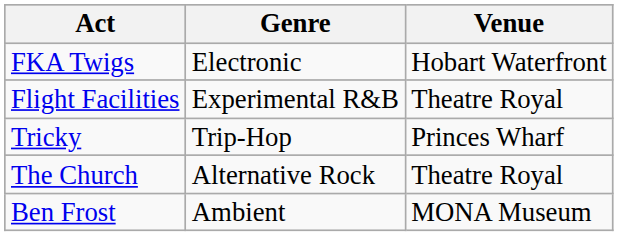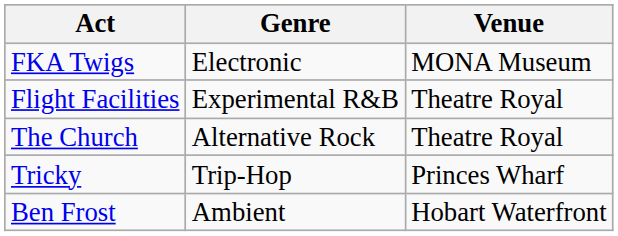(509, 61) Hobart Waterfront -> (501, 61) MONA Museum
rows swapped: (46, 137) <-> (74, 174)
(501, 212) MONA Museum -> (509, 212) Hobart Waterfront
